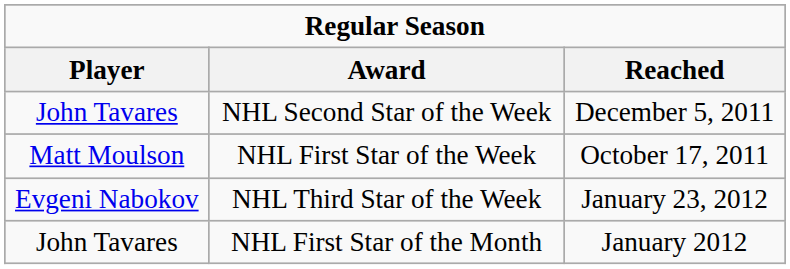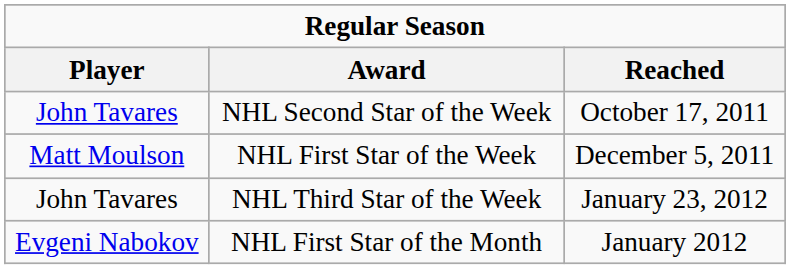(675, 112) December 5, 2011 -> (674, 112) October 17, 2011
(674, 155) October 17, 2011 -> (675, 155) December 5, 2011
(107, 198) Evgeni Nabokov -> (107, 198) John Tavares
(107, 241) John Tavares -> (107, 241) Evgeni Nabokov
